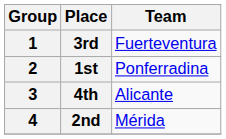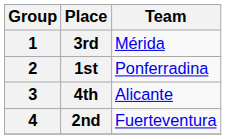(166, 43) Fuerteventura -> (140, 43) Mérida
(140, 120) Mérida -> (166, 120) Fuerteventura
